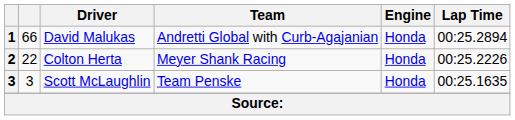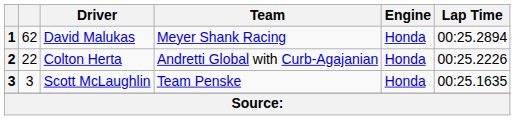(30, 37) 66 -> (30, 37) 62
(268, 37) Andretti Global with Curb-Agajanian -> (222, 37) Meyer Shank Racing
(222, 59) Meyer Shank Racing -> (268, 59) Andretti Global with Curb-Agajanian
